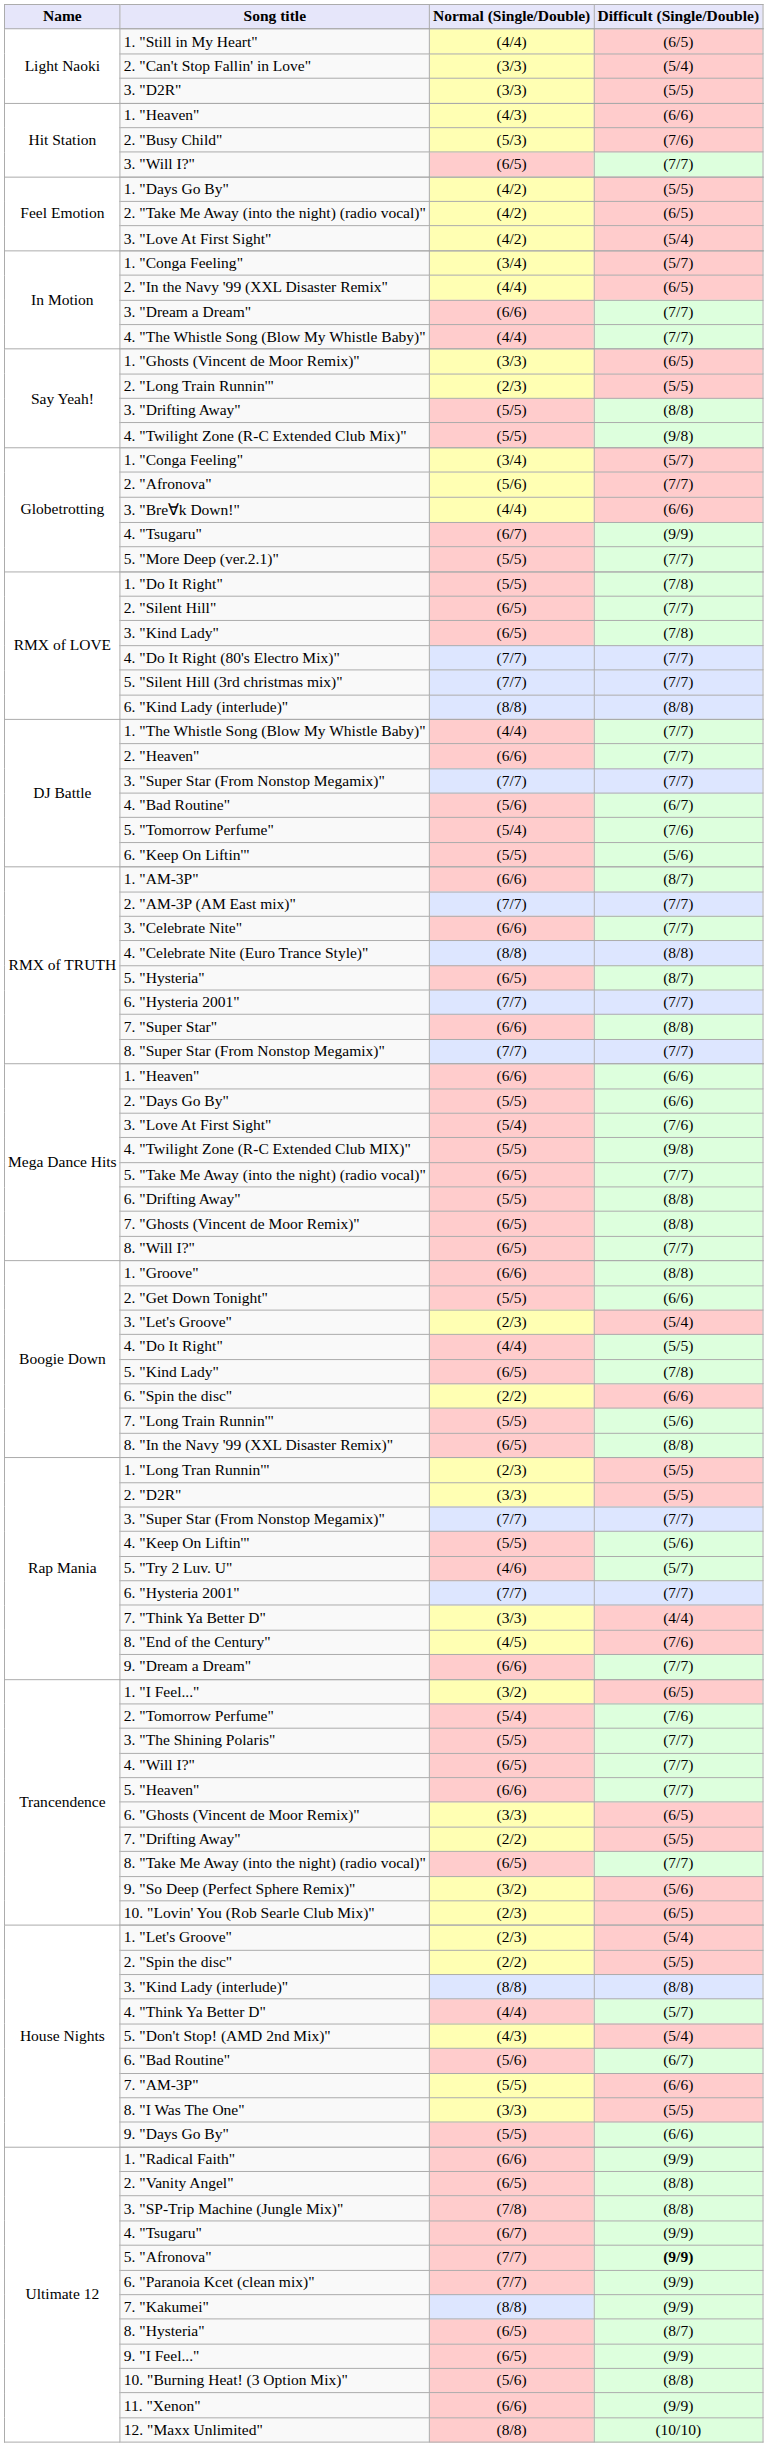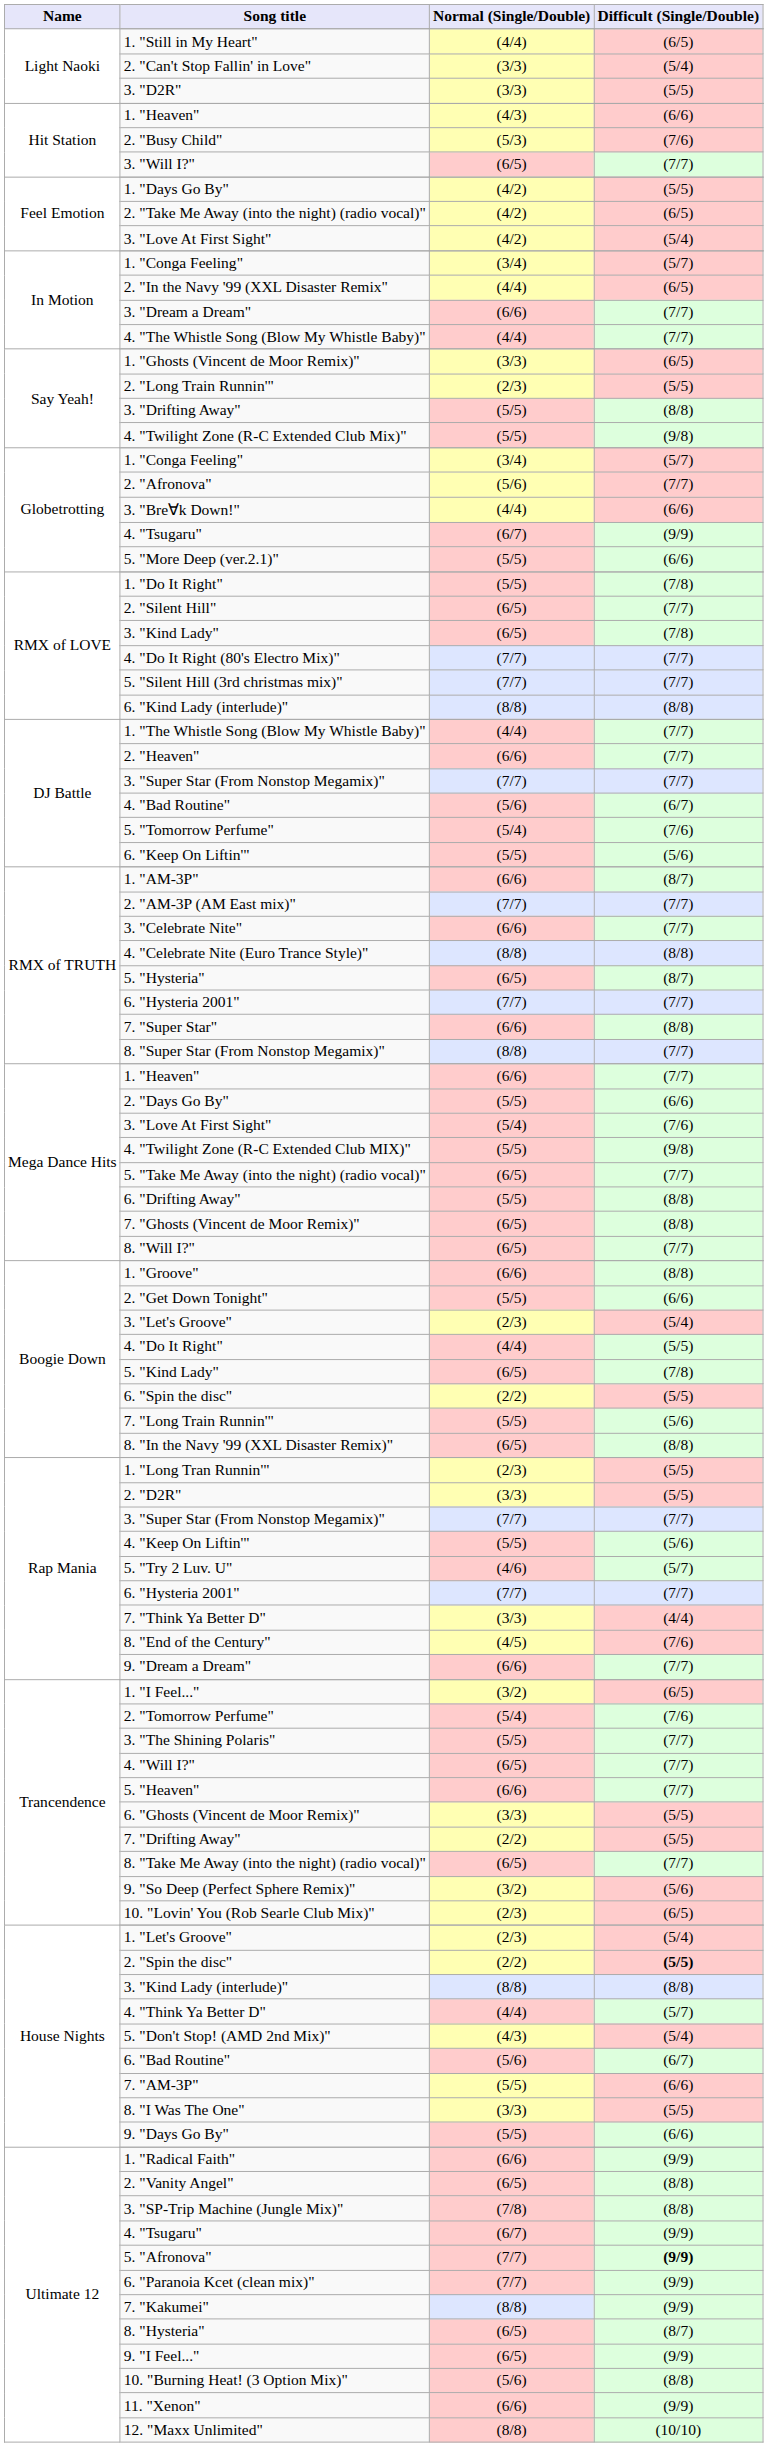(678, 559) (7/7) -> (678, 559) (6/6)
(512, 1051) (7/7) -> (512, 1051) (8/8)
(678, 1076) (6/6) -> (678, 1076) (7/7)
(678, 1396) (6/6) -> (678, 1396) (5/5)
(678, 1814) (6/5) -> (678, 1814) (5/5)
(678, 1962) normal -> (678, 1962) bold
